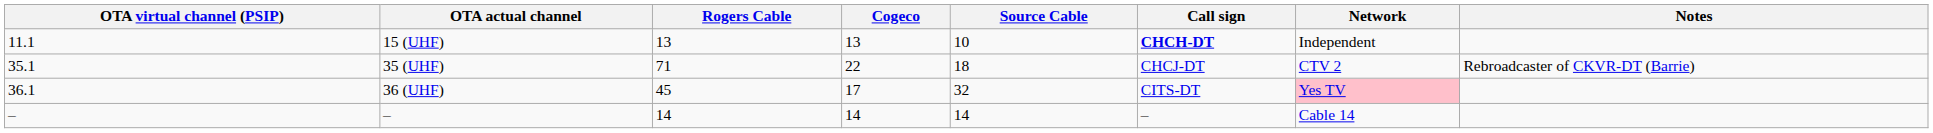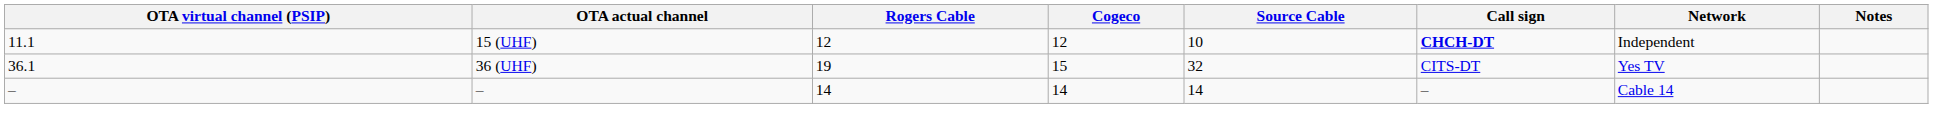(663, 41) 13 -> (823, 41) 12
(853, 41) 13 -> (1060, 41) 12
- row: (413, 66)
(663, 90) 45 -> (823, 66) 19
(853, 90) 17 -> (1060, 66) 15
(1322, 90) pink background -> (1641, 66) no background
